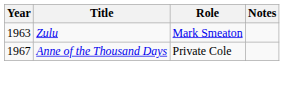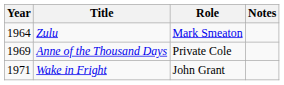(19, 32) 1963 -> (19, 32) 1964
(19, 51) 1967 -> (19, 51) 1969
+ row: (72, 70)
